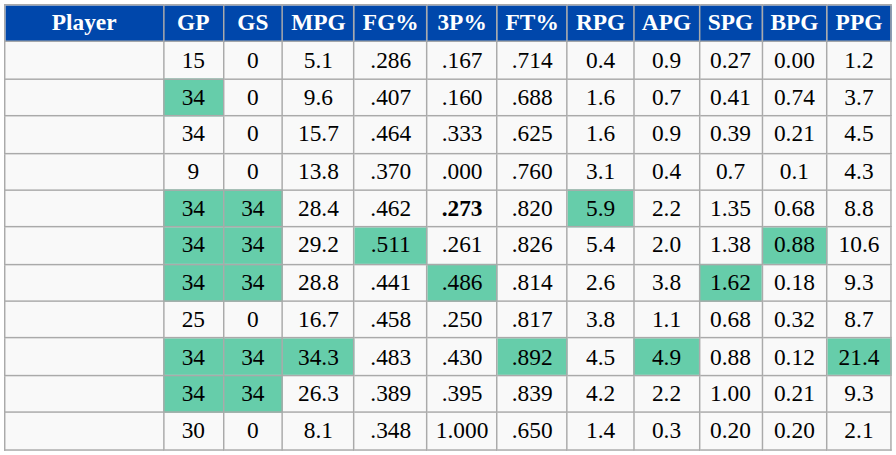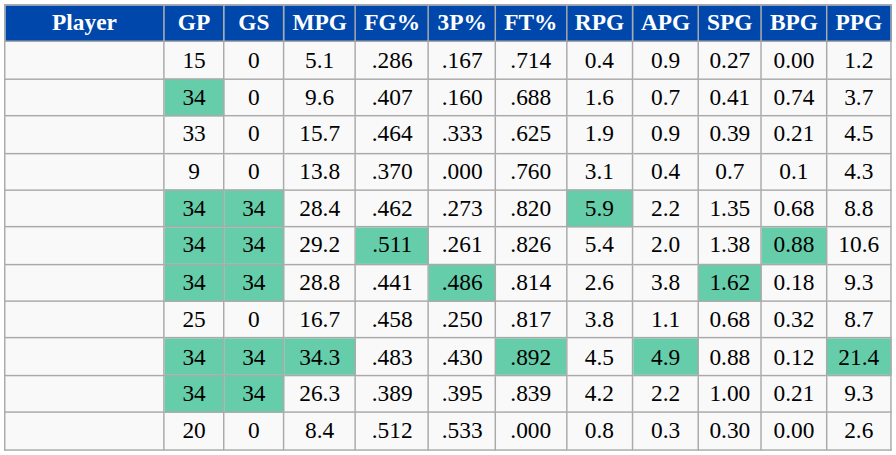(193, 134) 34 -> (194, 134) 33
(601, 134) 1.6 -> (599, 134) 1.9
(462, 208) bold -> (462, 208) normal
+ row: (320, 430)
- row: (318, 430)
